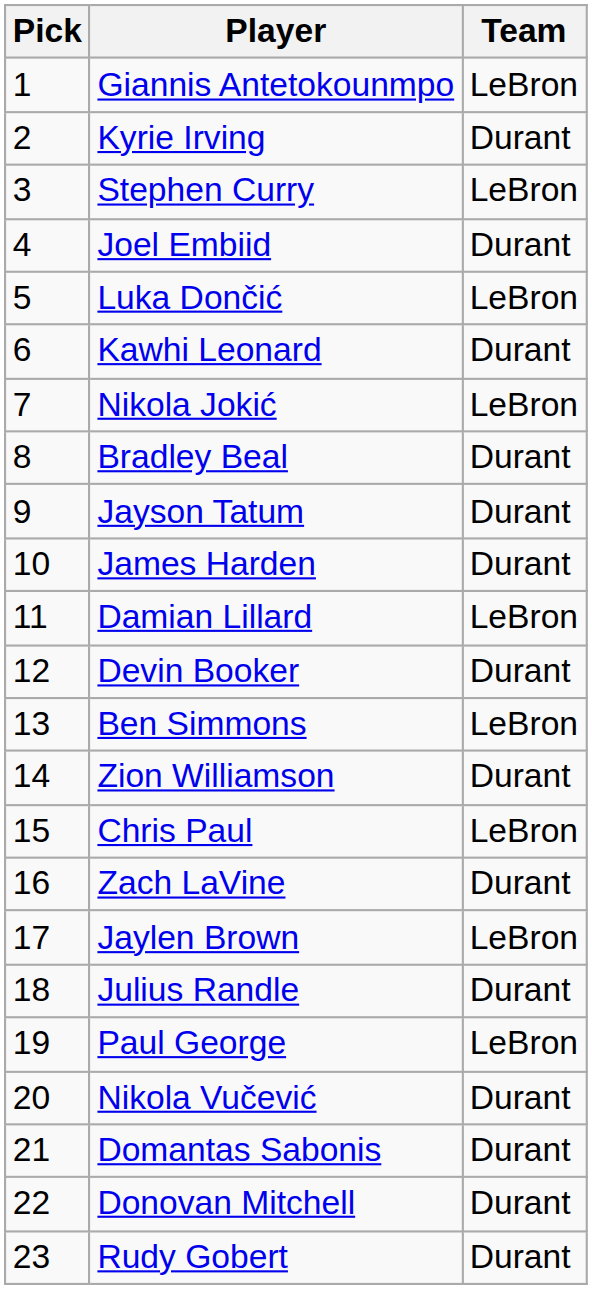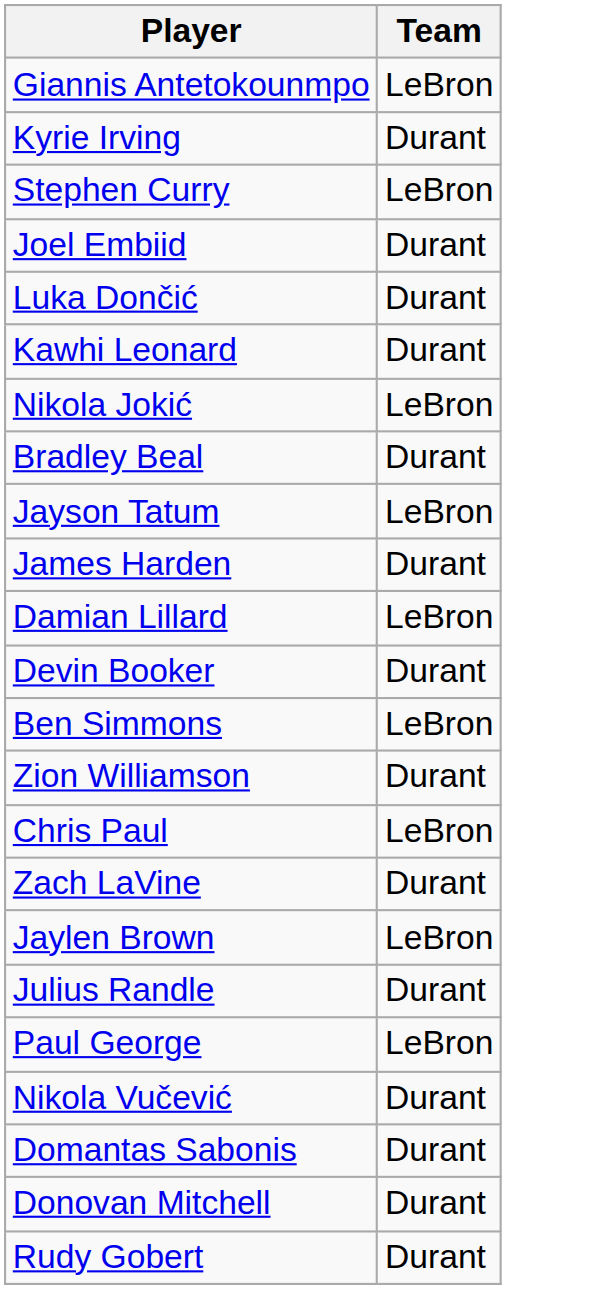- column: (47, 31)
(524, 297) LeBron -> (435, 297) Durant
(520, 510) Durant -> (439, 510) LeBron
